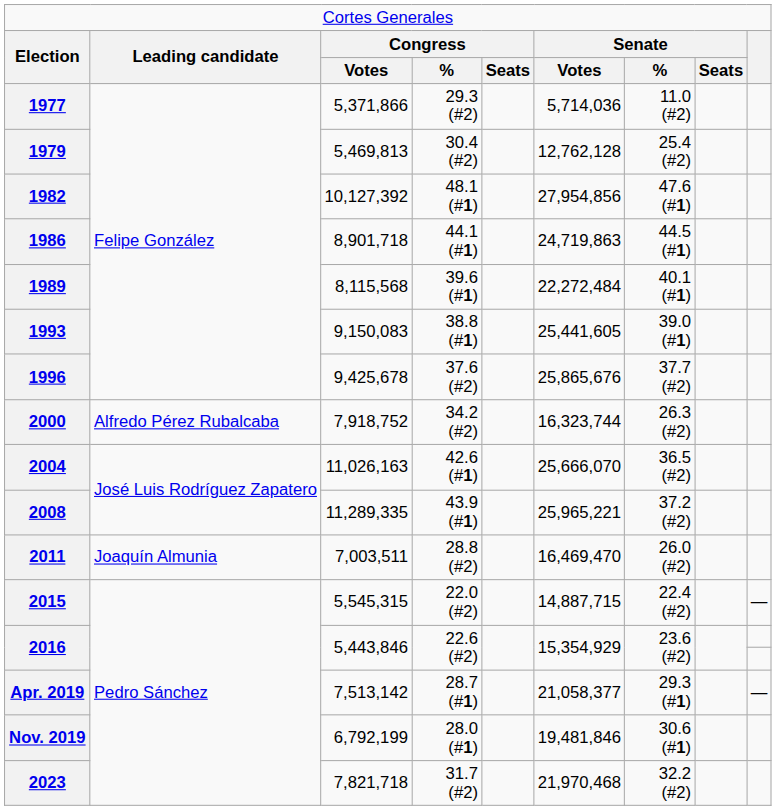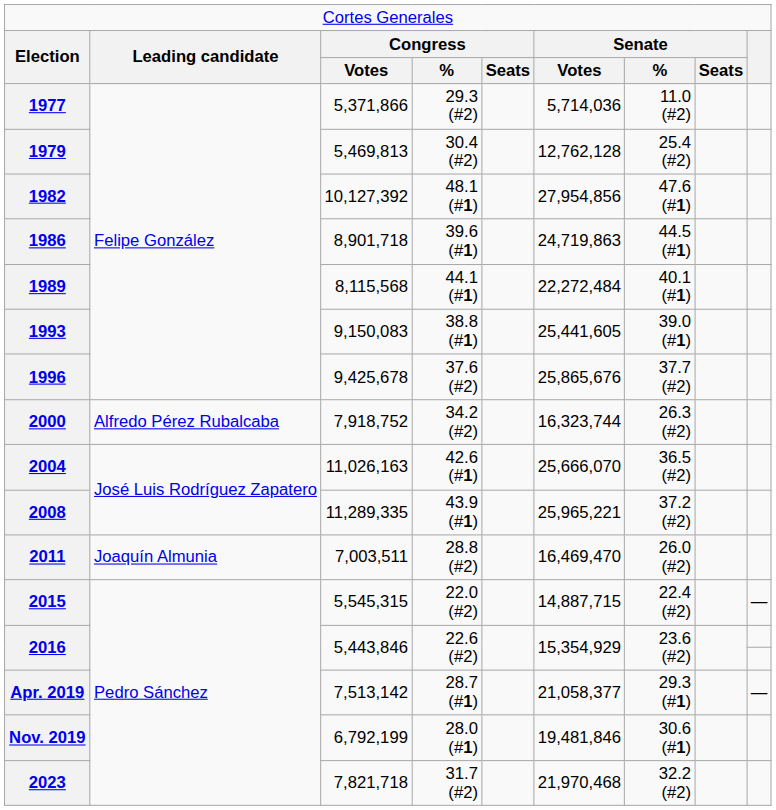(462, 241) 44.1 (#1) -> (462, 241) 39.6 (#1)
(462, 286) 39.6 (#1) -> (462, 286) 44.1 (#1)
